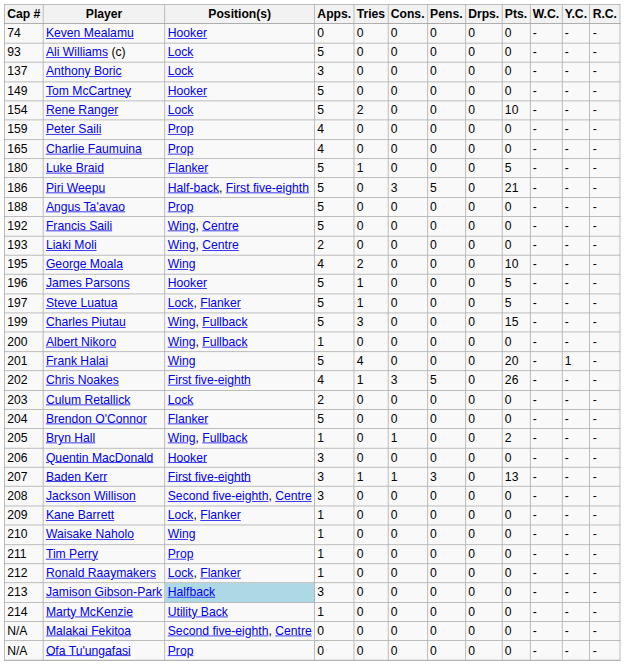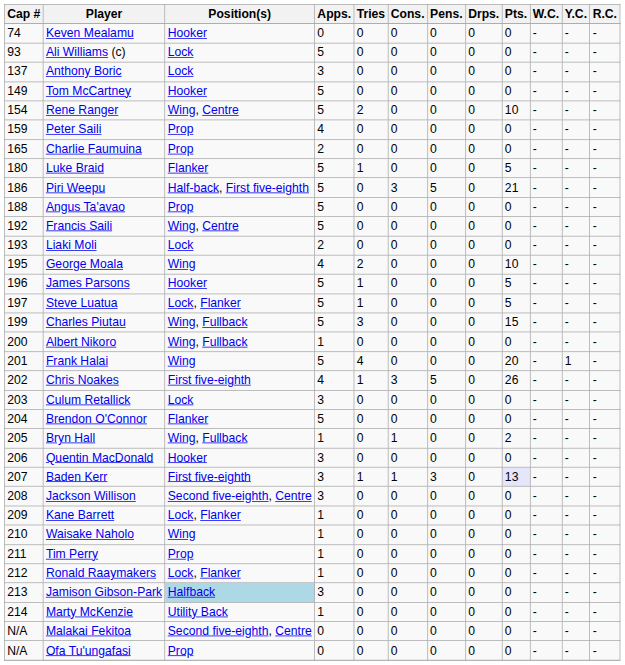(181, 110) Lock -> (203, 110) Wing, Centre
(321, 149) 4 -> (321, 149) 2
(203, 245) Wing, Centre -> (181, 245) Lock
(321, 399) 2 -> (321, 399) 3
(512, 476) no background -> (512, 476) lavender background
